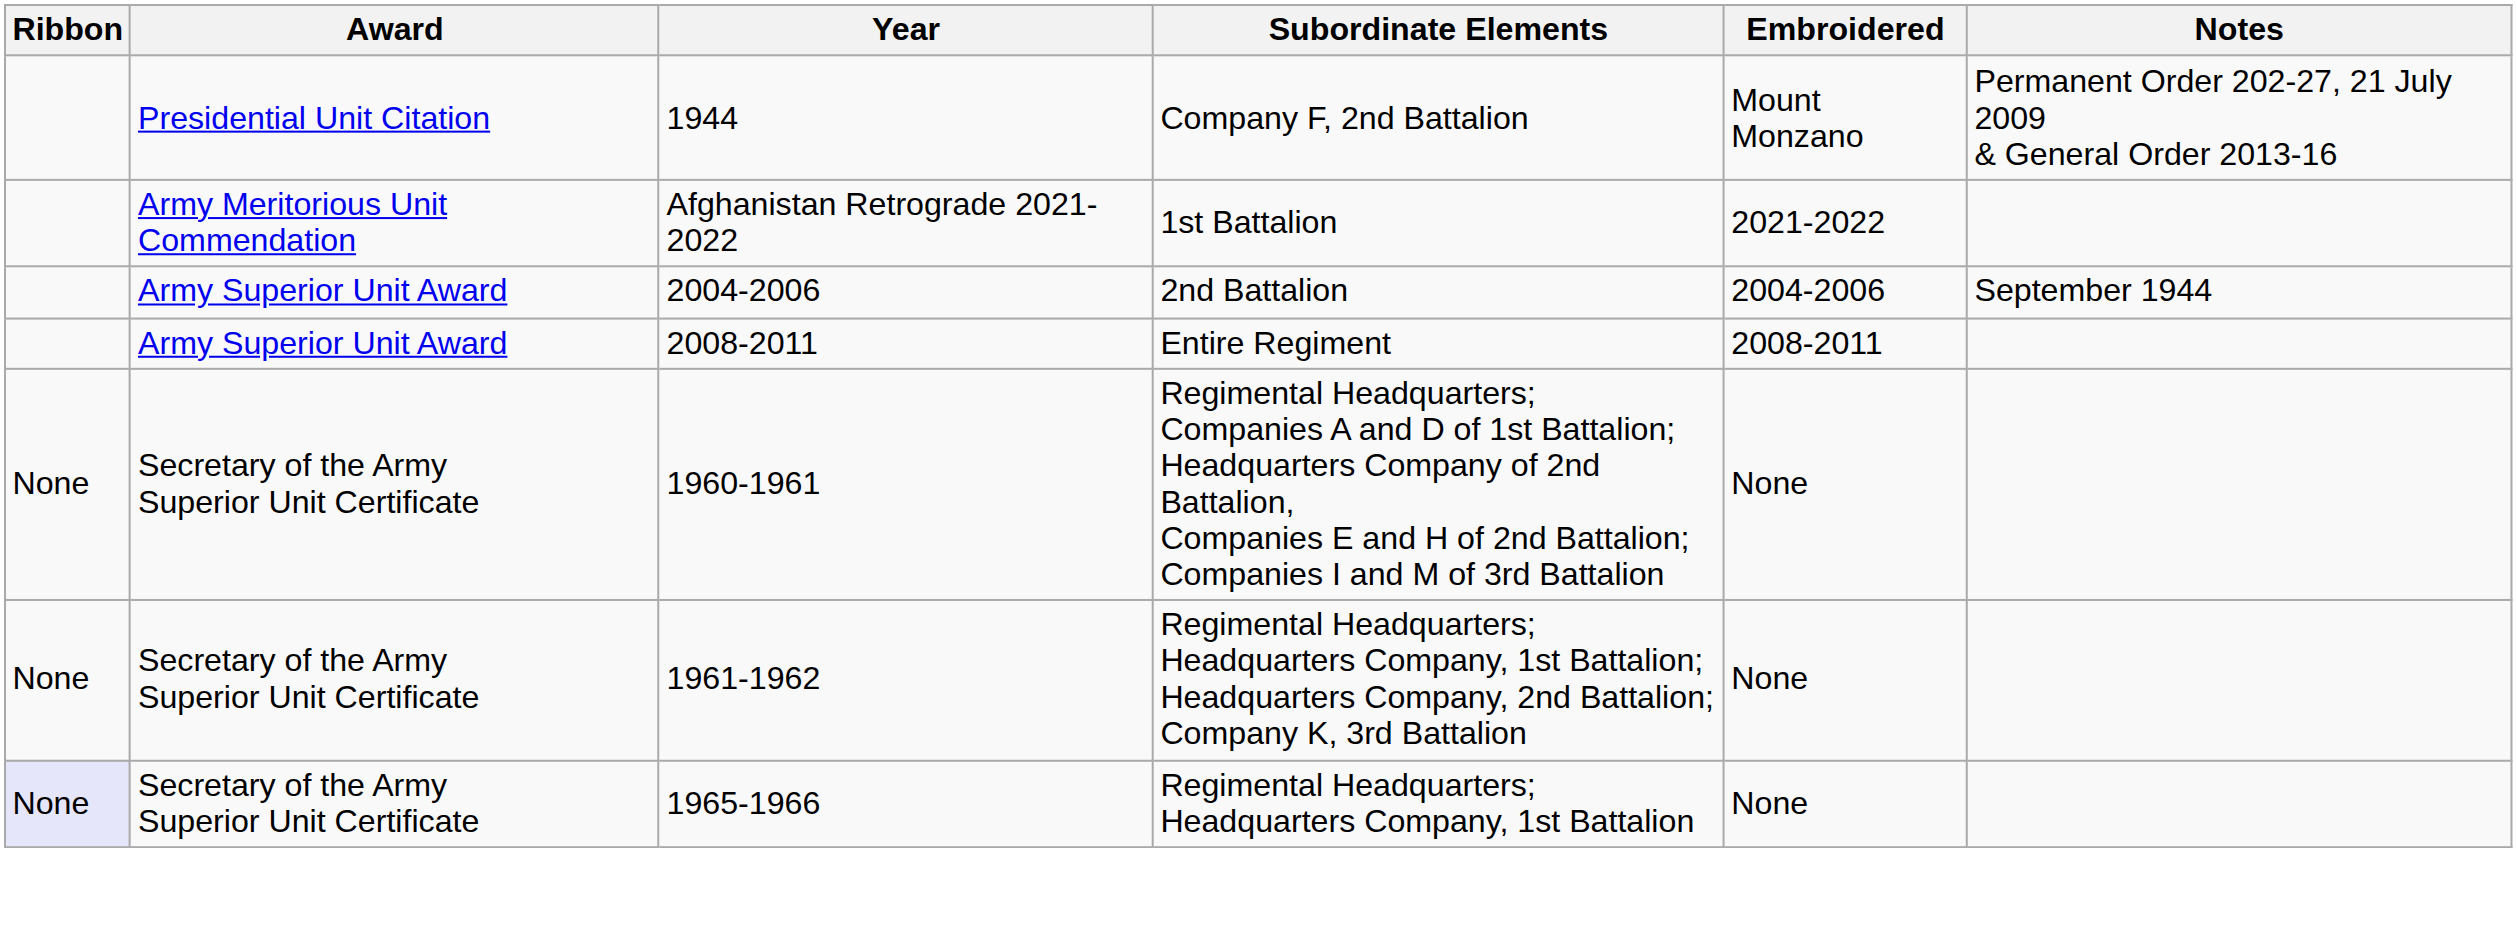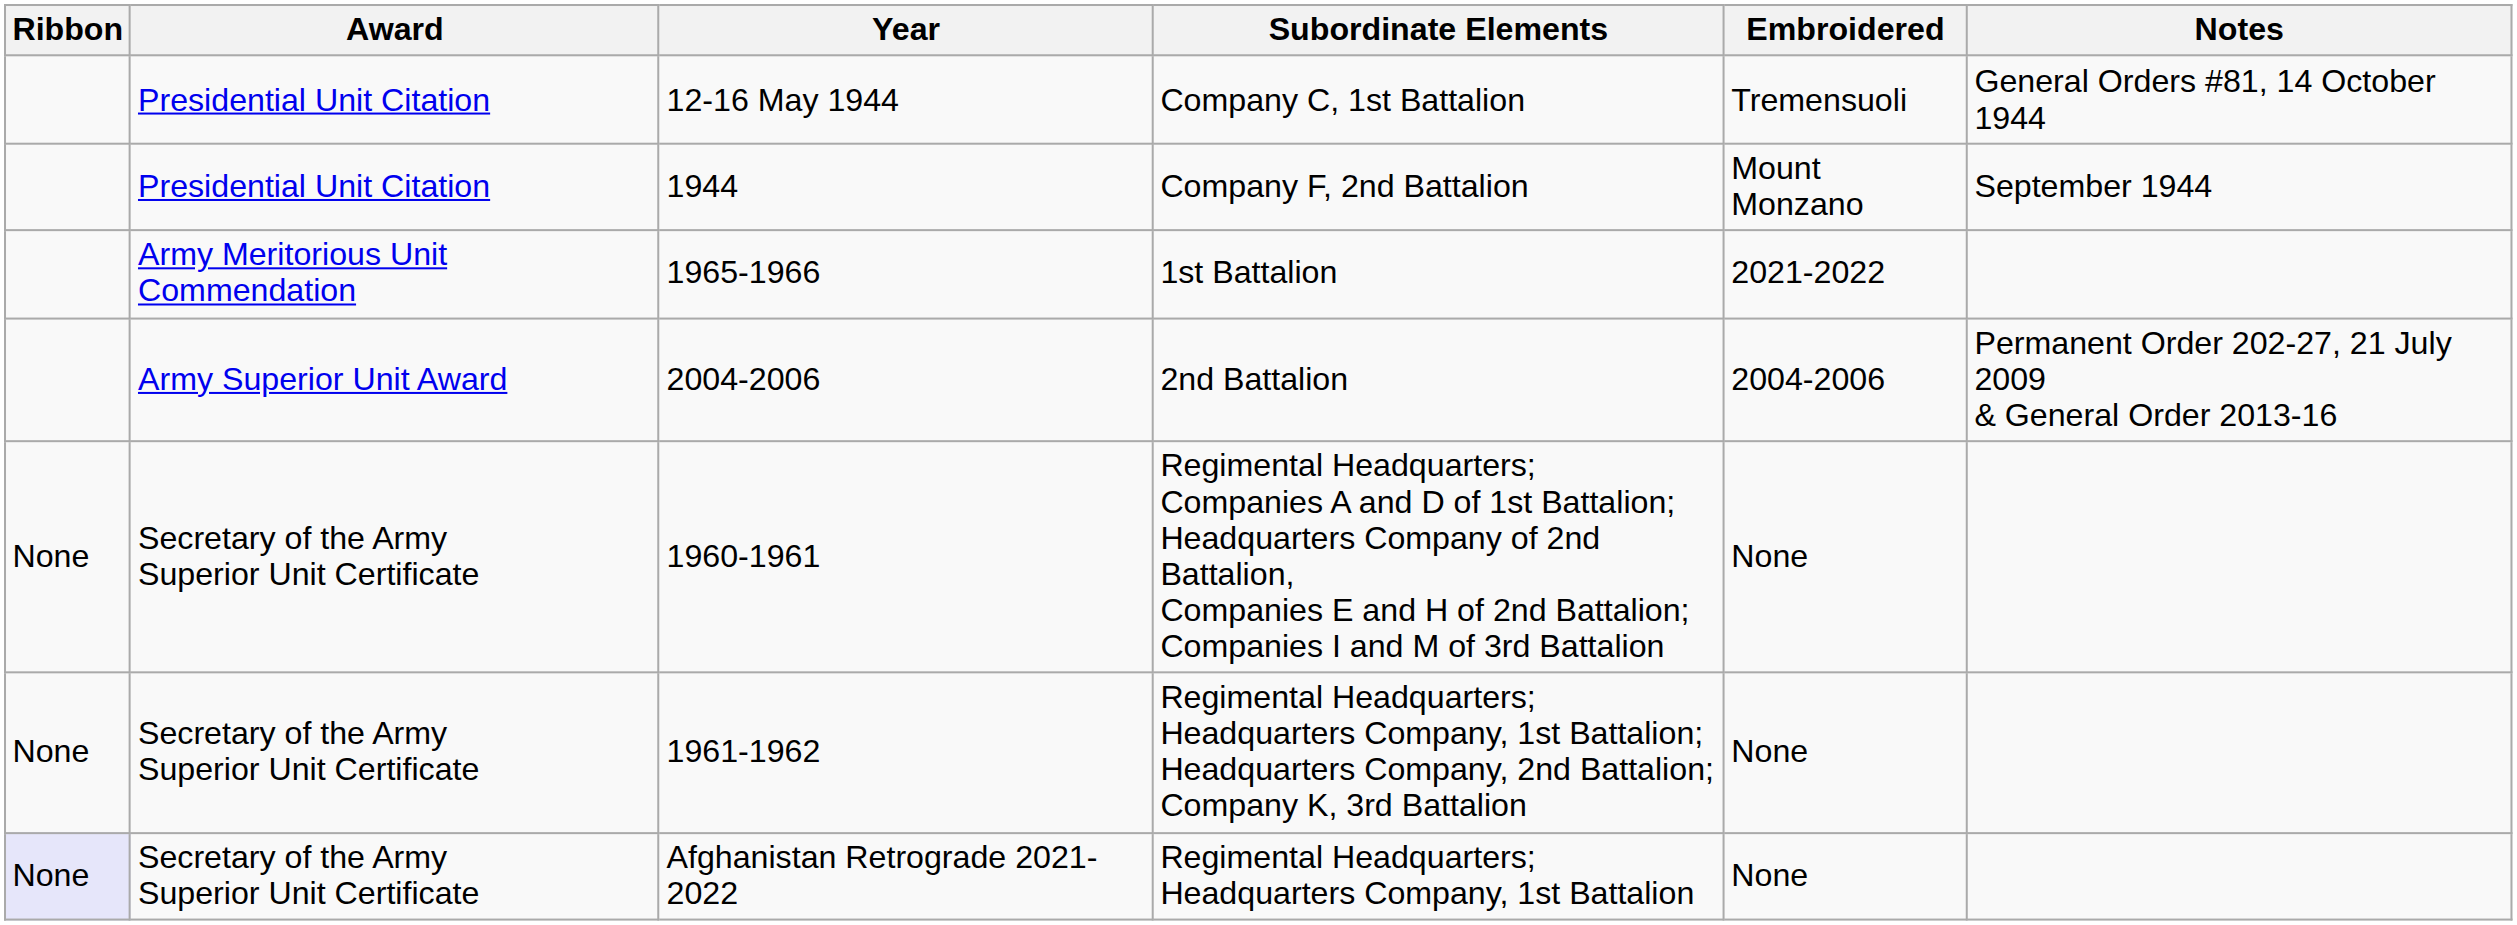+ row: (1343, 99)
(2213, 117) Permanent Order 202-27, 21 July 2009 & General Order 2013-16 -> (2093, 186) September 1944
(882, 222) Afghanistan Retrograde 2021-2022 -> (743, 273) 1965-1966
(2093, 291) September 1944 -> (2213, 378) Permanent Order 202-27, 21 July 2009 & General Order 2013-16
- row: (1276, 342)
(743, 803) 1965-1966 -> (882, 875) Afghanistan Retrograde 2021-2022
